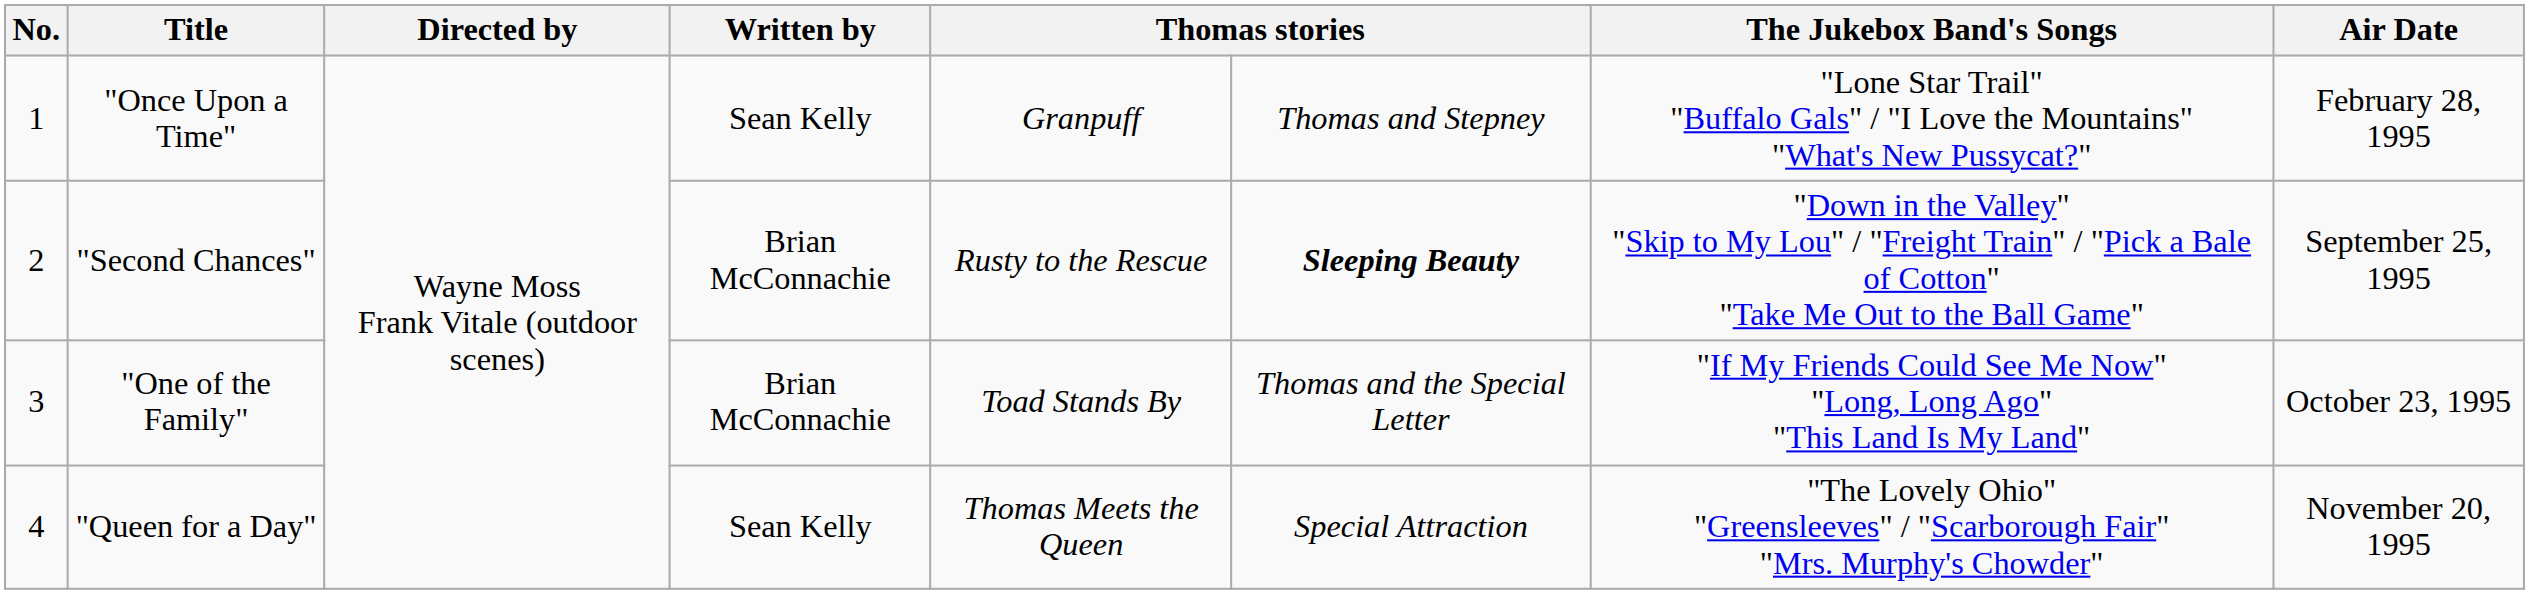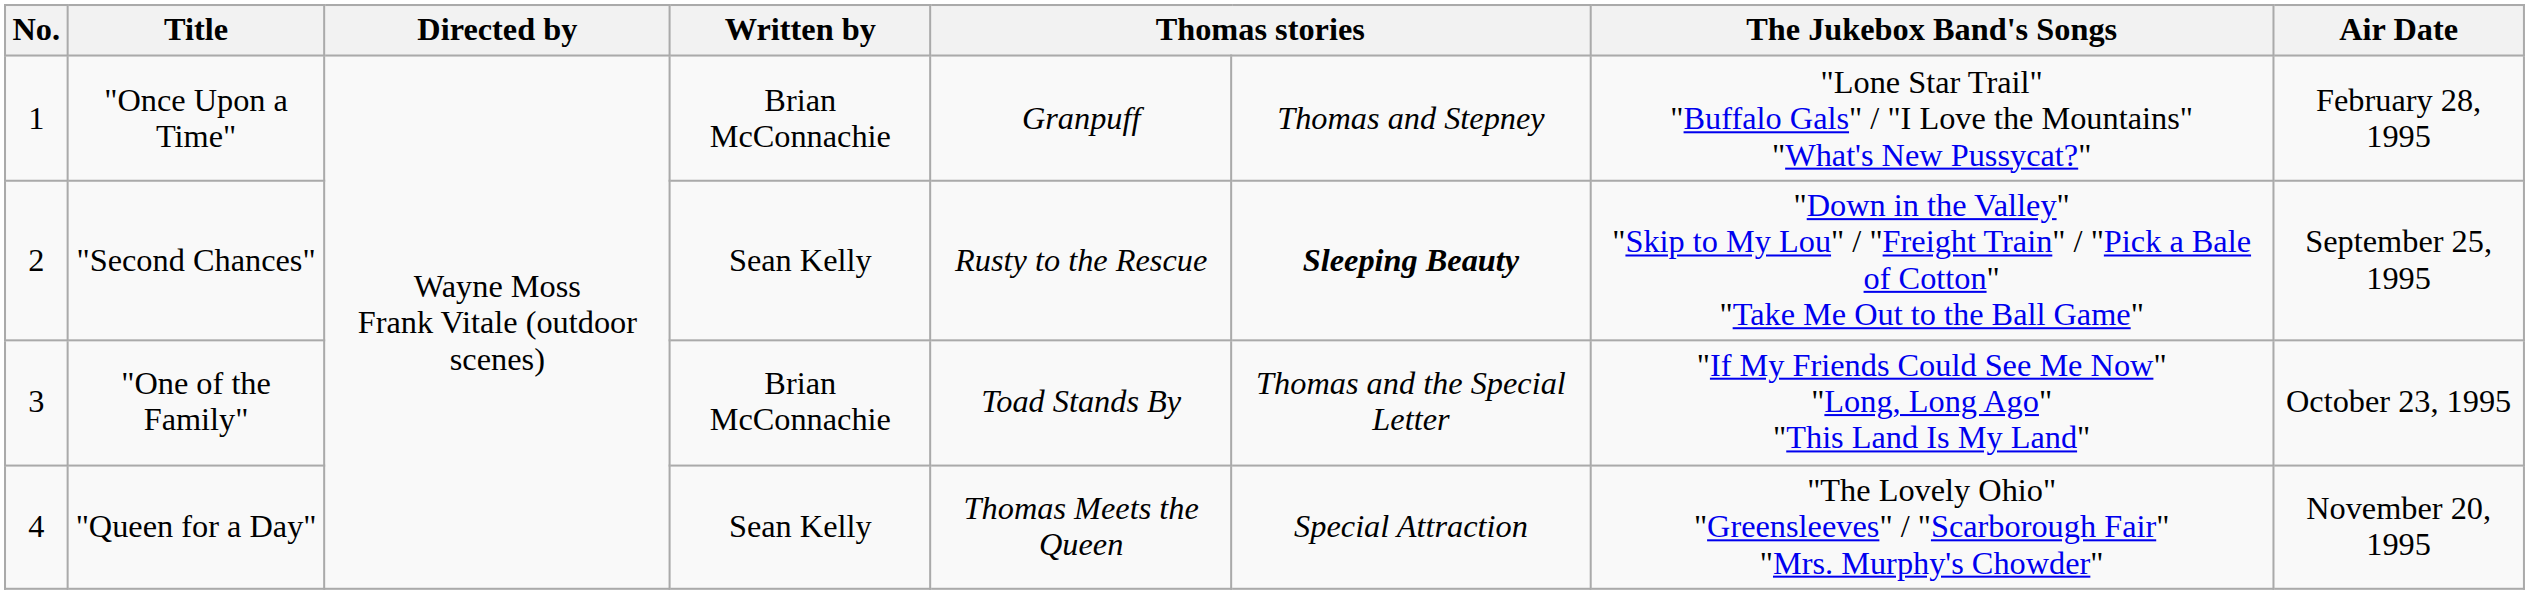(800, 117) Sean Kelly -> (800, 117) Brian McConnachie
(800, 259) Brian McConnachie -> (800, 259) Sean Kelly
